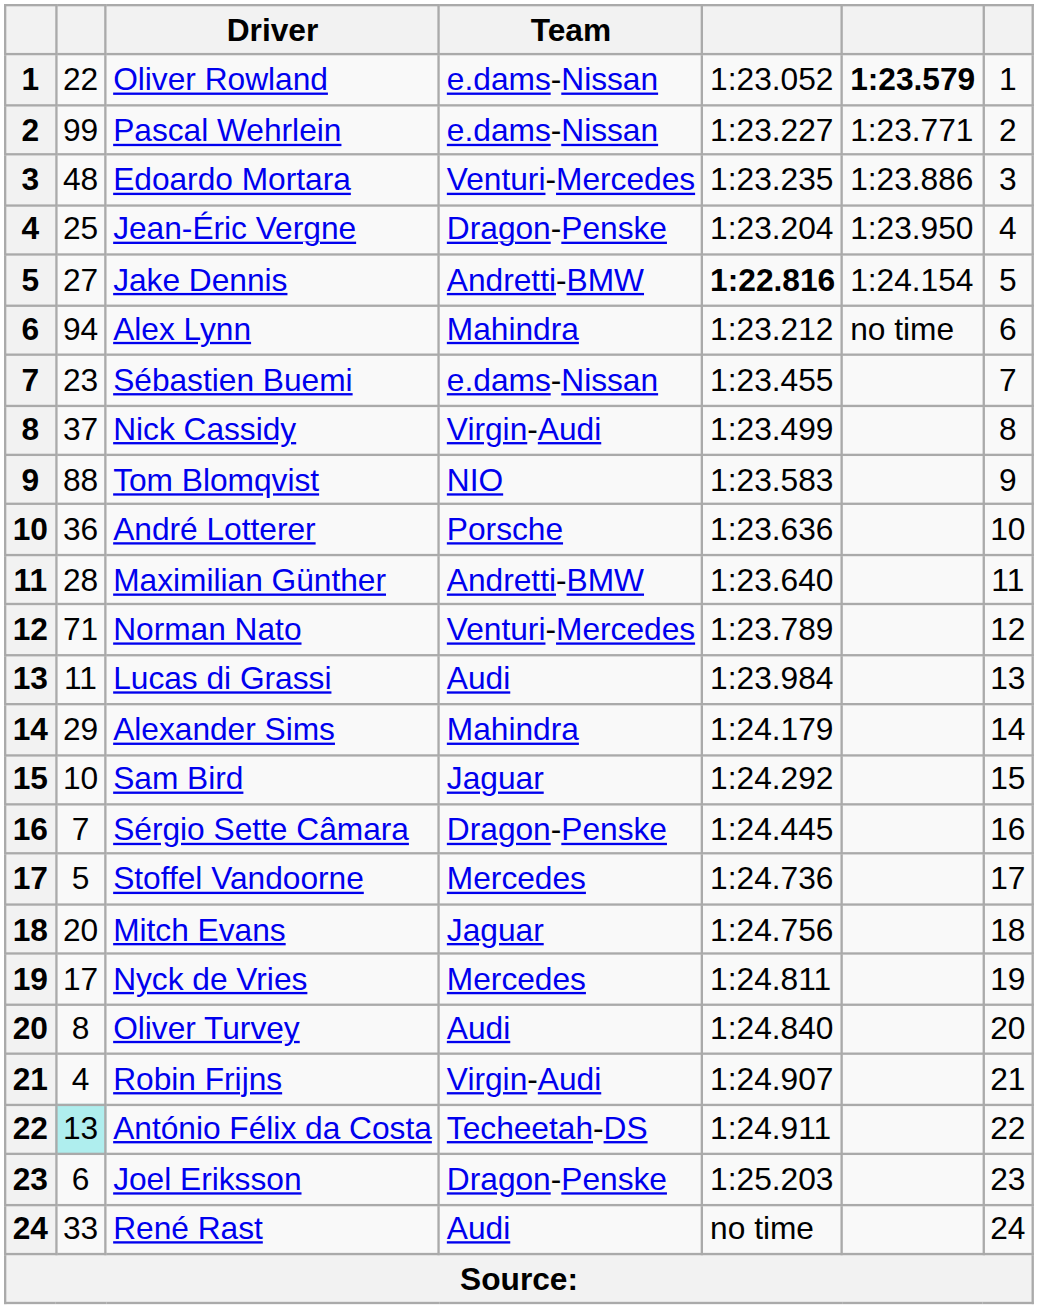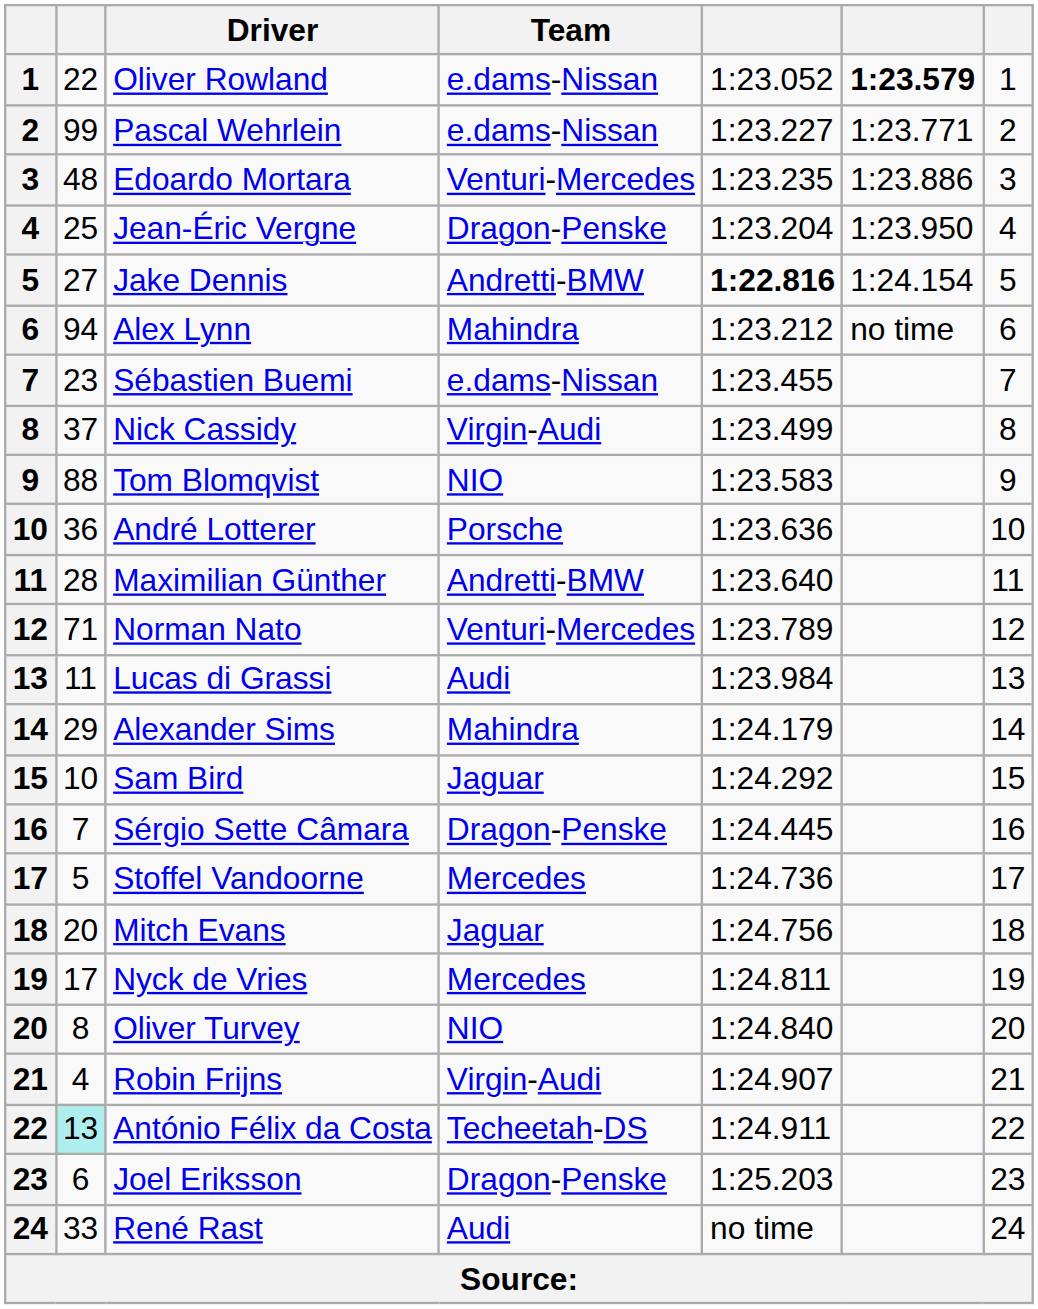(479, 1029) Audi -> (475, 1029) NIO
